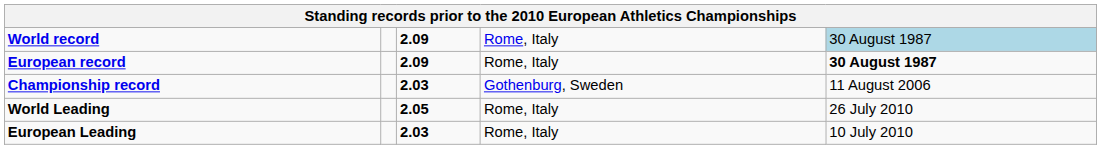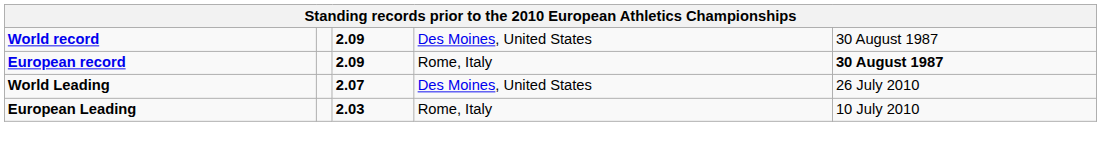(521, 39) Rome, Italy -> (505, 39) Des Moines, United States
(881, 39) lightblue background -> (887, 39) no background
- row: (84, 86)
(414, 109) 2.05 -> (350, 86) 2.07
(521, 109) Rome, Italy -> (505, 86) Des Moines, United States
